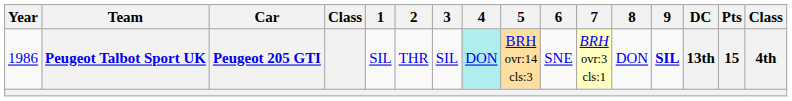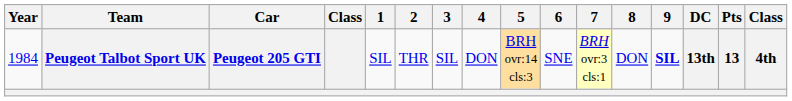(23, 58) 1986 -> (23, 58) 1984
(481, 58) paleturquoise background -> (481, 58) no background
(732, 58) 15 -> (732, 58) 13
